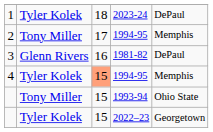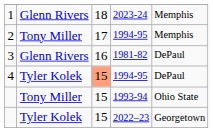(51, 14) Tyler Kolek -> (54, 14) Glenn Rivers
(169, 14) DePaul -> (174, 14) Memphis
(174, 76) Memphis -> (169, 76) DePaul
